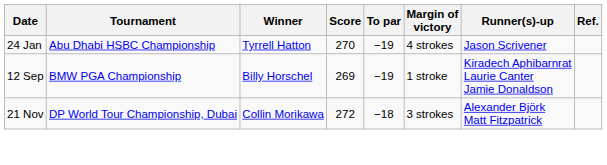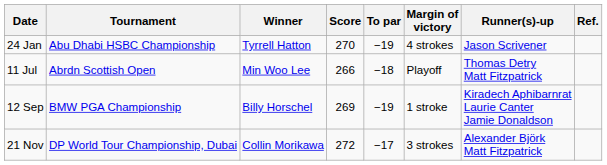+ row: (22, 70)
(384, 114) −18 -> (384, 145) −17
